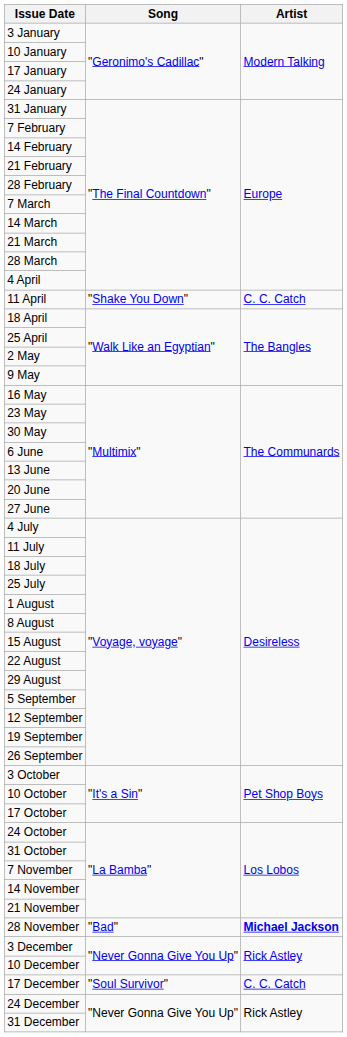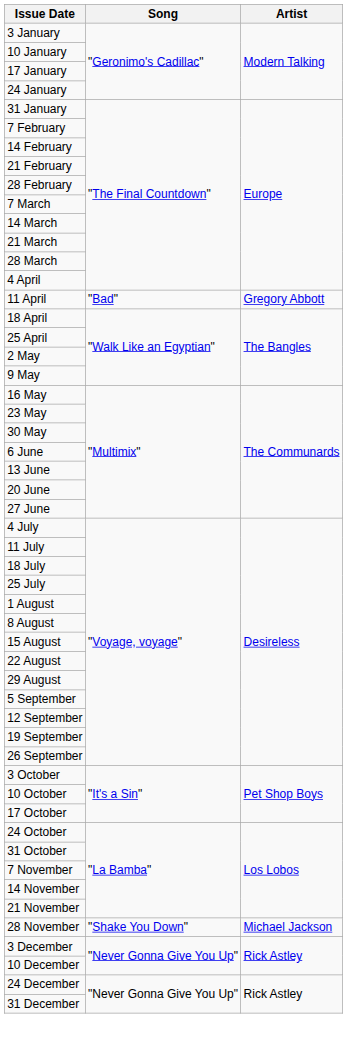(138, 299) "Shake You Down" -> (103, 299) "Bad"
(275, 299) C. C. Catch -> (284, 299) Gregory Abbott
(103, 927) "Bad" -> (138, 927) "Shake You Down"
(291, 927) bold -> (288, 927) normal
- row: (43, 984)
